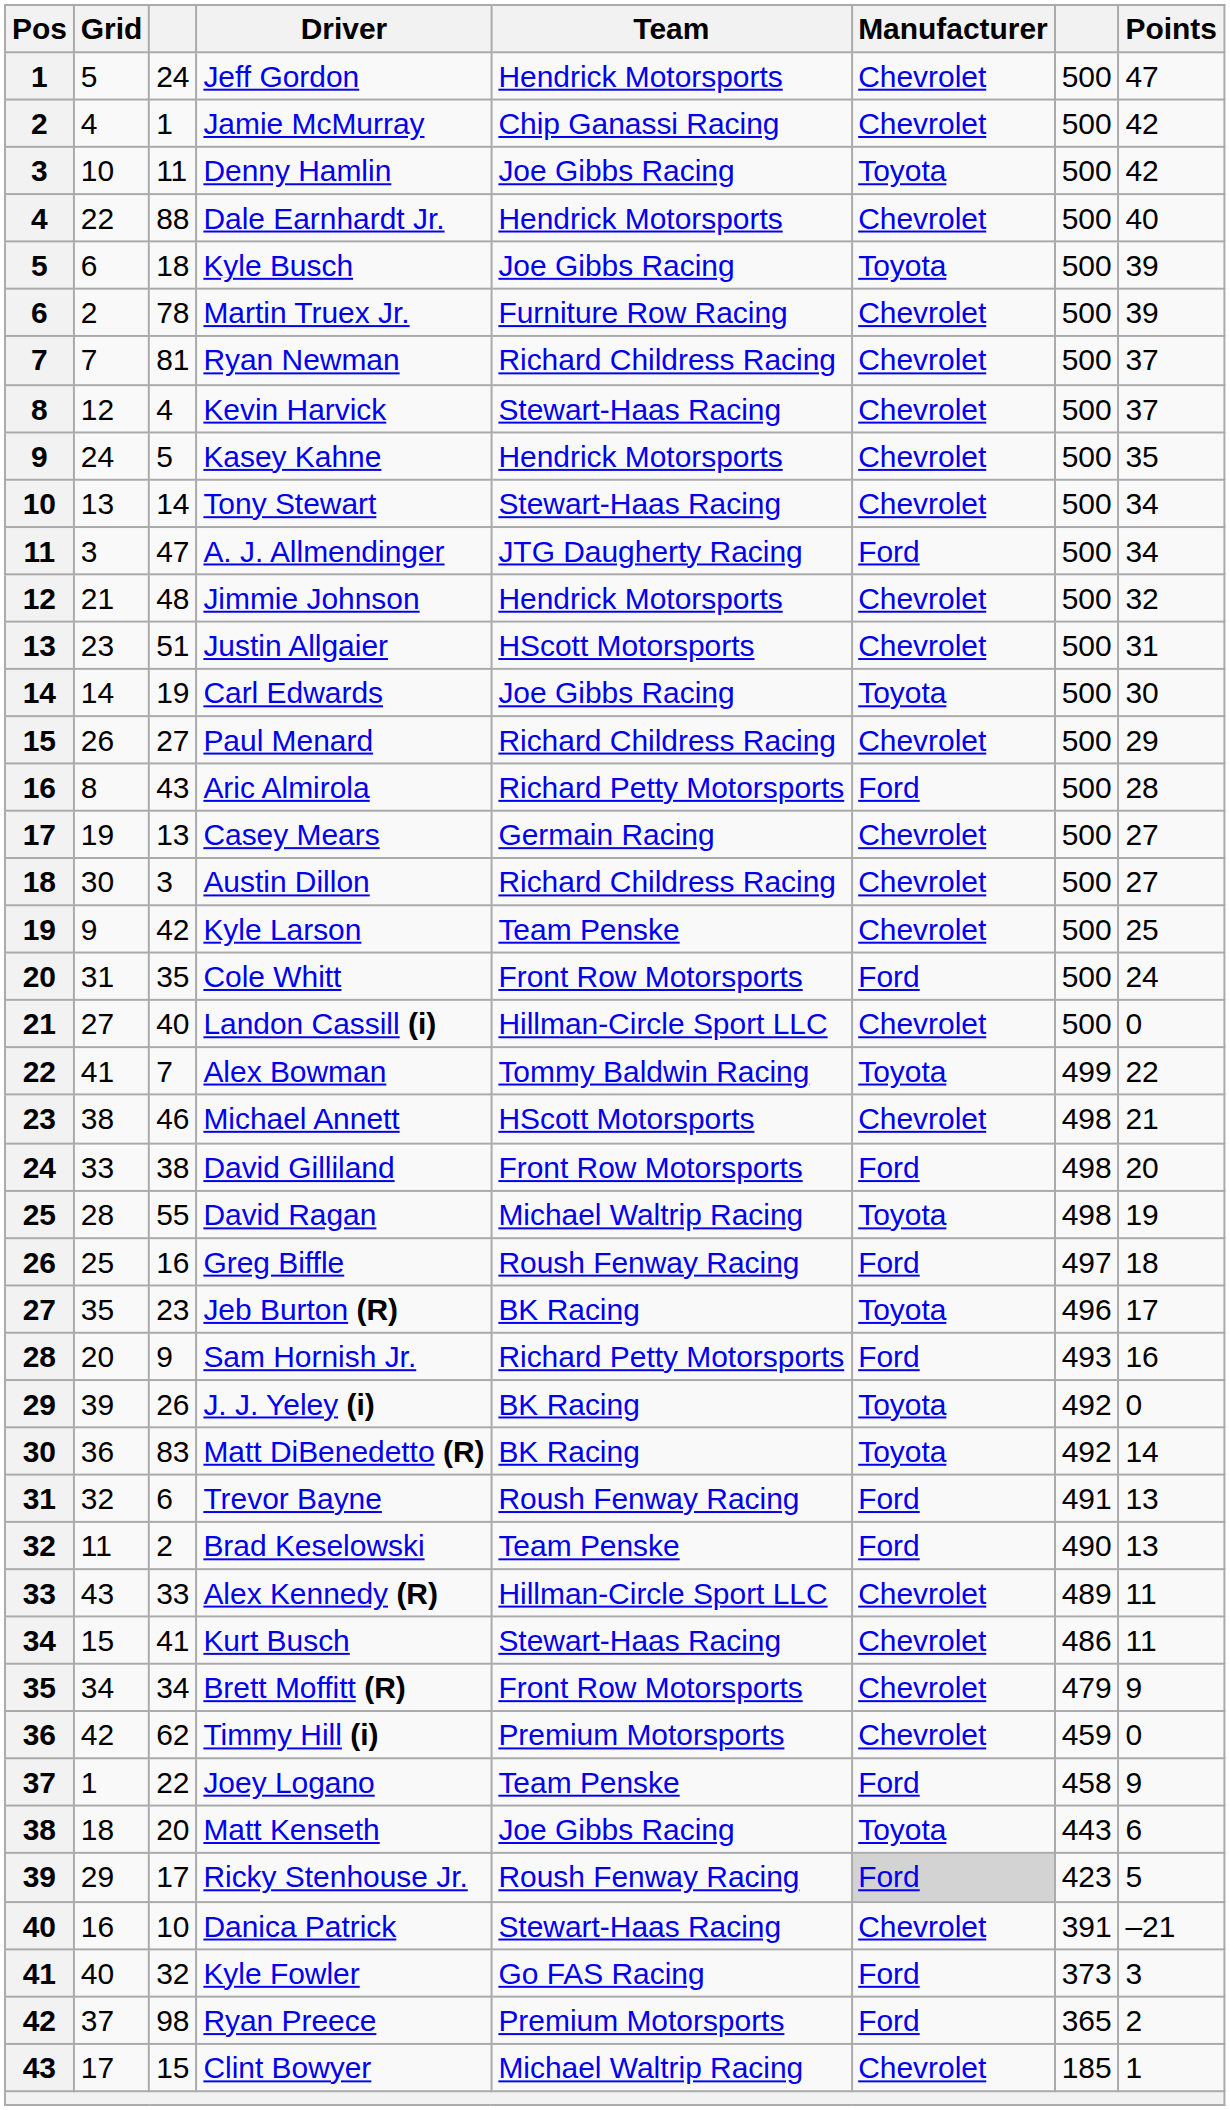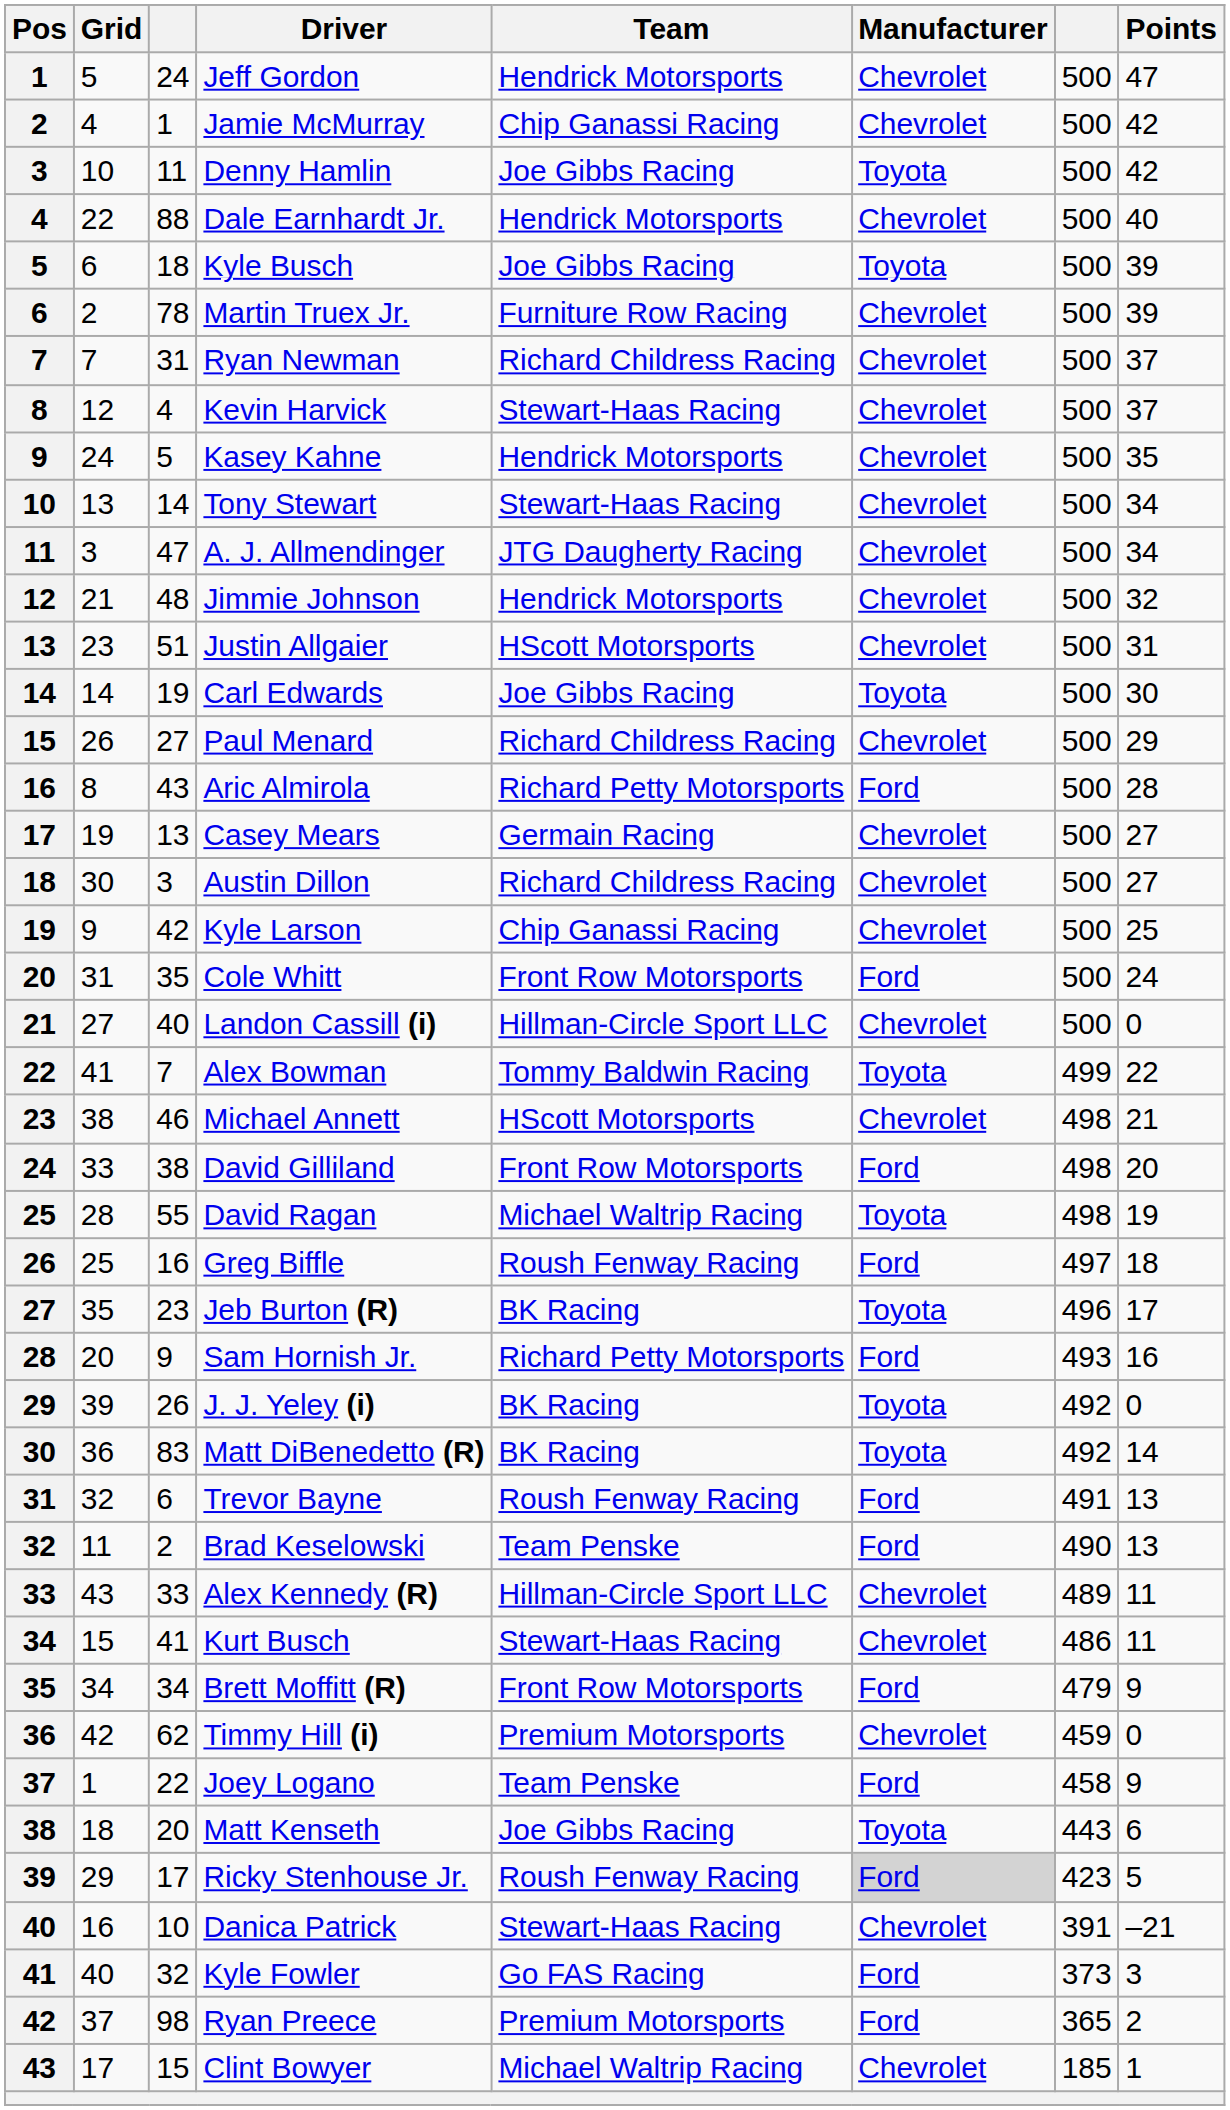(173, 361) 81 -> (173, 361) 31
(889, 550) Ford -> (922, 550) Chevrolet
(589, 930) Team Penske -> (639, 930) Chip Ganassi Racing
(922, 1688) Chevrolet -> (889, 1688) Ford
